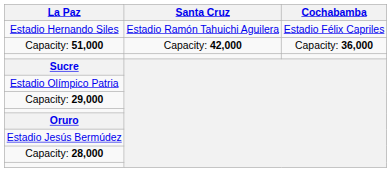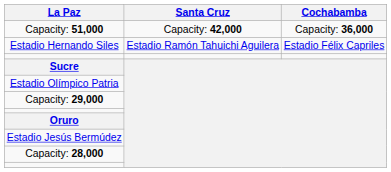rows swapped: (64, 29) <-> (64, 45)
